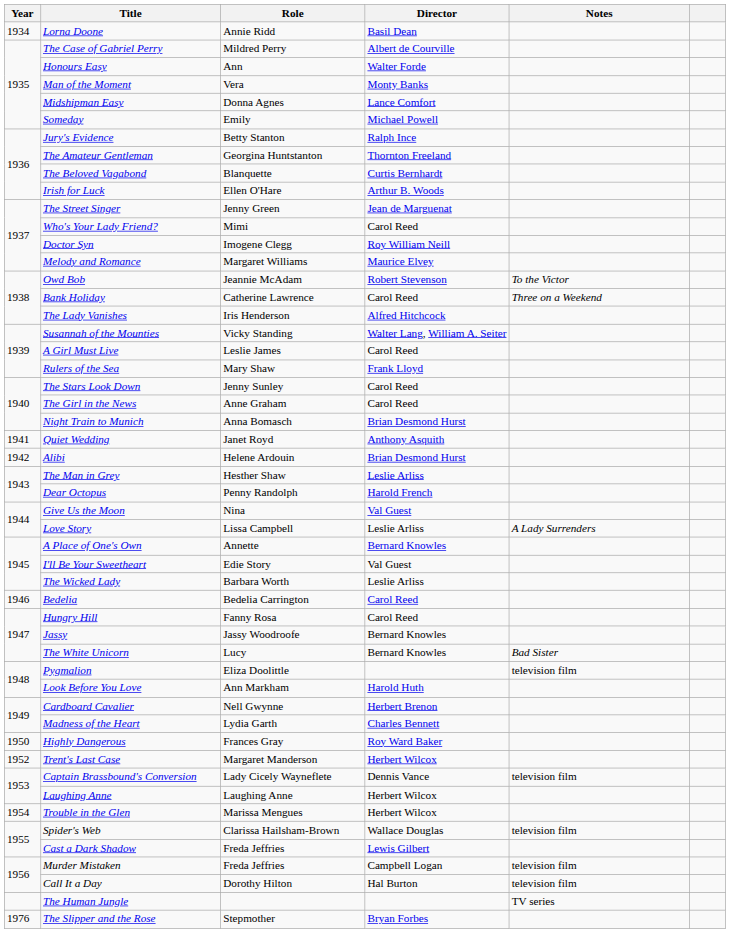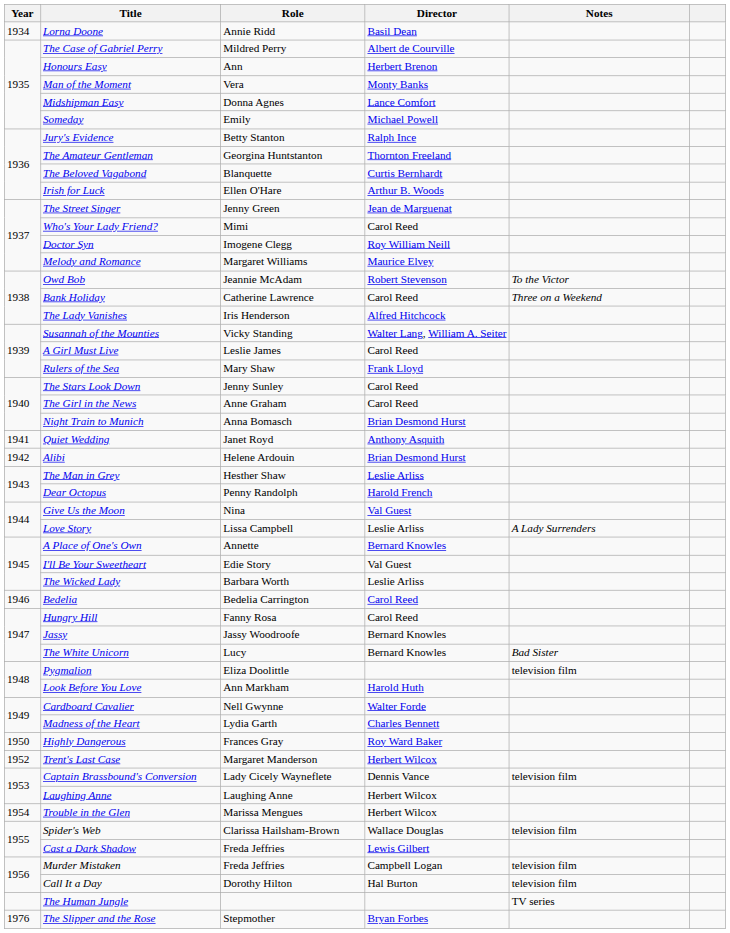(397, 66) Walter Forde -> (402, 66) Herbert Brenon
(402, 706) Herbert Brenon -> (397, 706) Walter Forde
